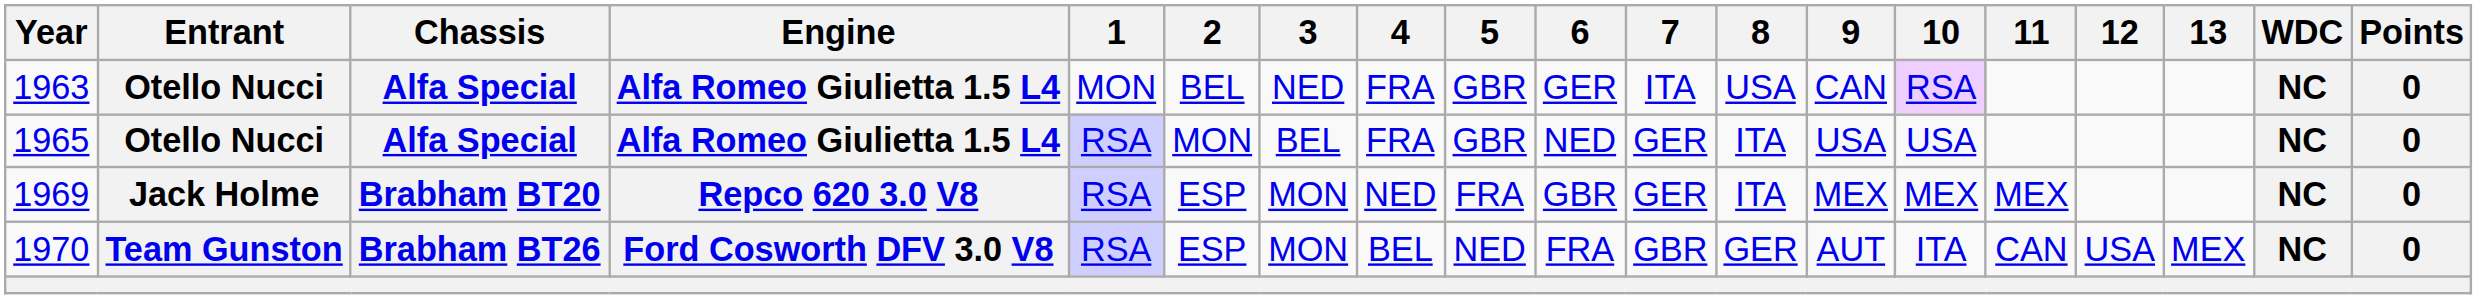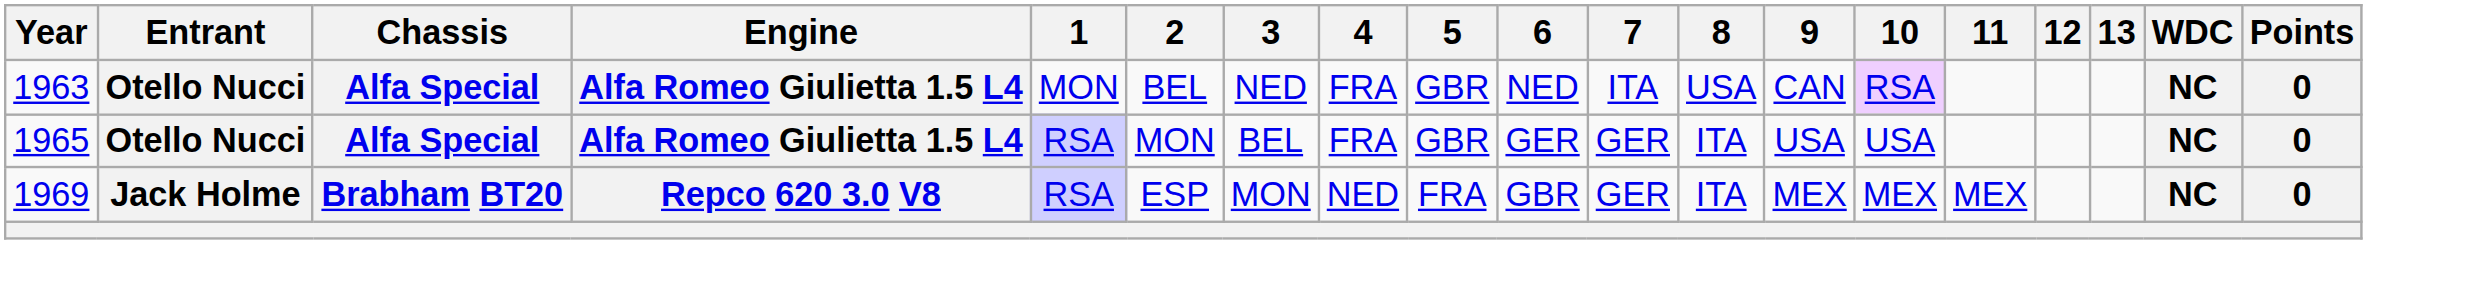(1580, 87) GER -> (1543, 87) NED
(1580, 141) NED -> (1543, 141) GER
- row: (51, 249)
